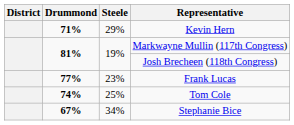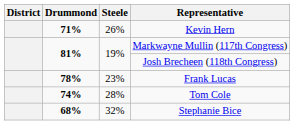(115, 29) 29% -> (115, 29) 26%
(71, 78) 77% -> (71, 78) 78%
(115, 95) 25% -> (115, 95) 28%
(71, 111) 67% -> (71, 111) 68%
(115, 111) 34% -> (115, 111) 32%
